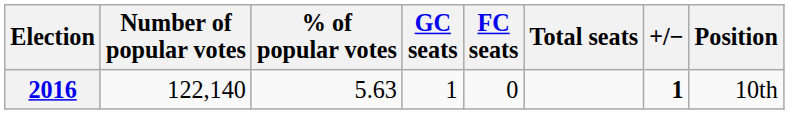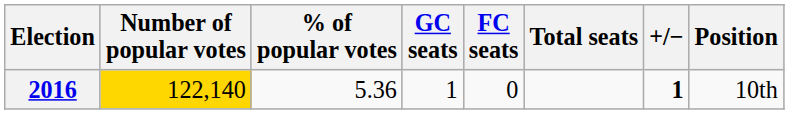(207, 89) no background -> (207, 89) gold background
(376, 89) 5.63 -> (376, 89) 5.36
